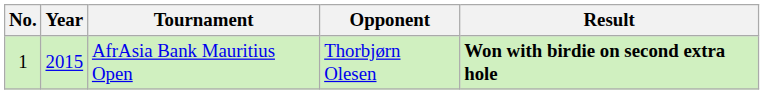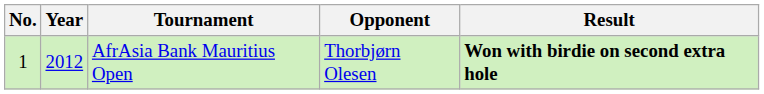(64, 62) 2015 -> (64, 62) 2012
